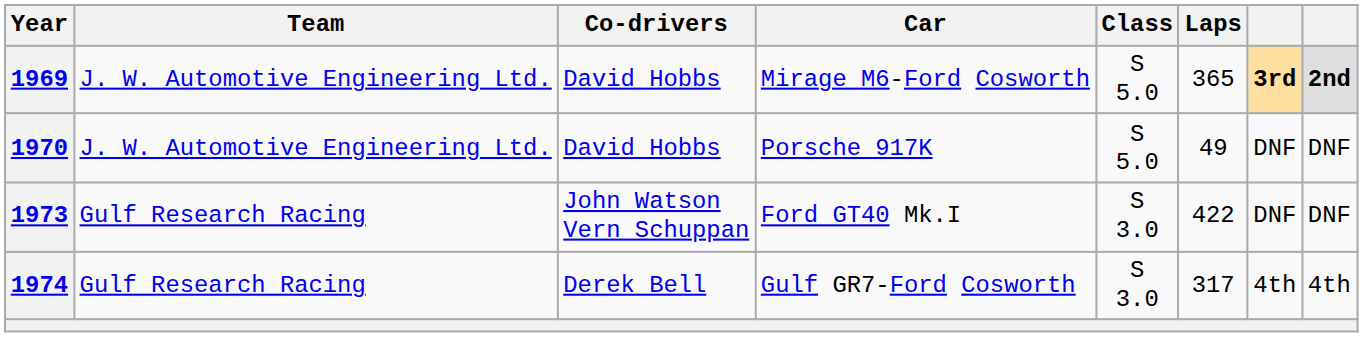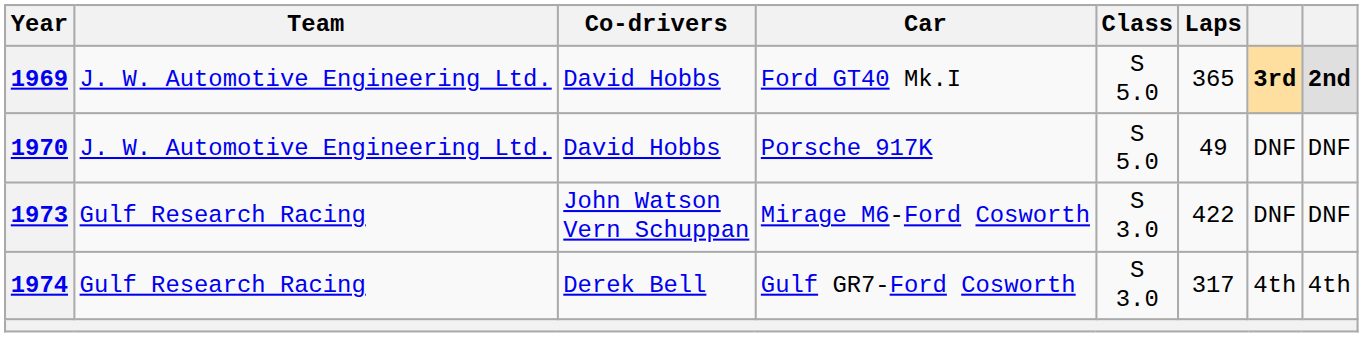(925, 79) Mirage M6-Ford Cosworth -> (861, 79) Ford GT40 Mk.I
(861, 216) Ford GT40 Mk.I -> (925, 216) Mirage M6-Ford Cosworth
